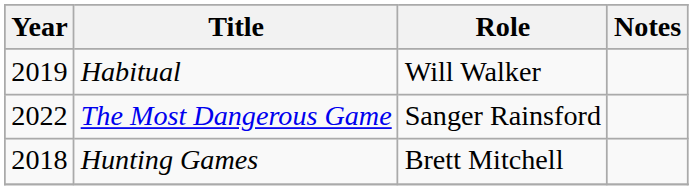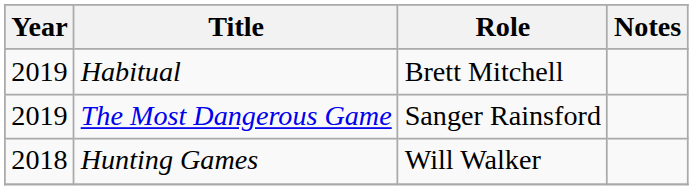(473, 71) Will Walker -> (484, 71) Brett Mitchell
(40, 116) 2022 -> (40, 116) 2019
(484, 160) Brett Mitchell -> (473, 160) Will Walker
